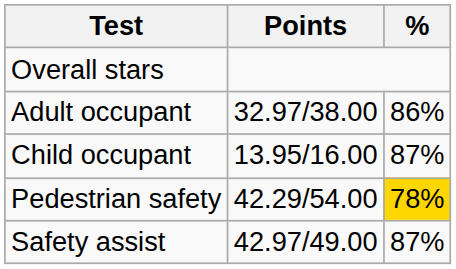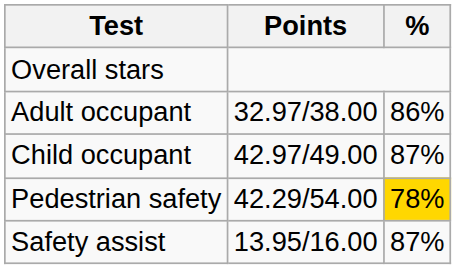(306, 155) 13.95/16.00 -> (306, 155) 42.97/49.00
(306, 241) 42.97/49.00 -> (306, 241) 13.95/16.00
